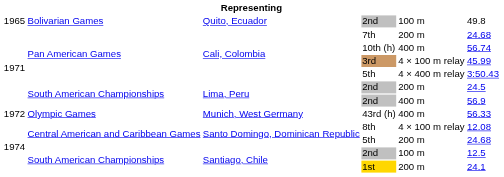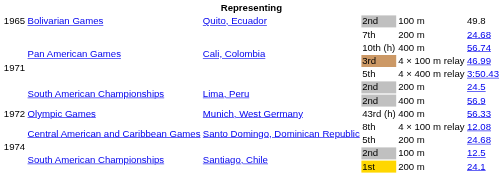(479, 61) 45.99 -> (479, 61) 46.99
